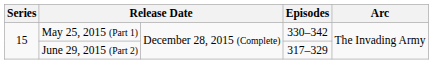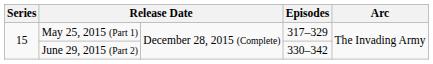(308, 31) 330–342 -> (308, 31) 317–329
(308, 50) 317–329 -> (308, 50) 330–342
